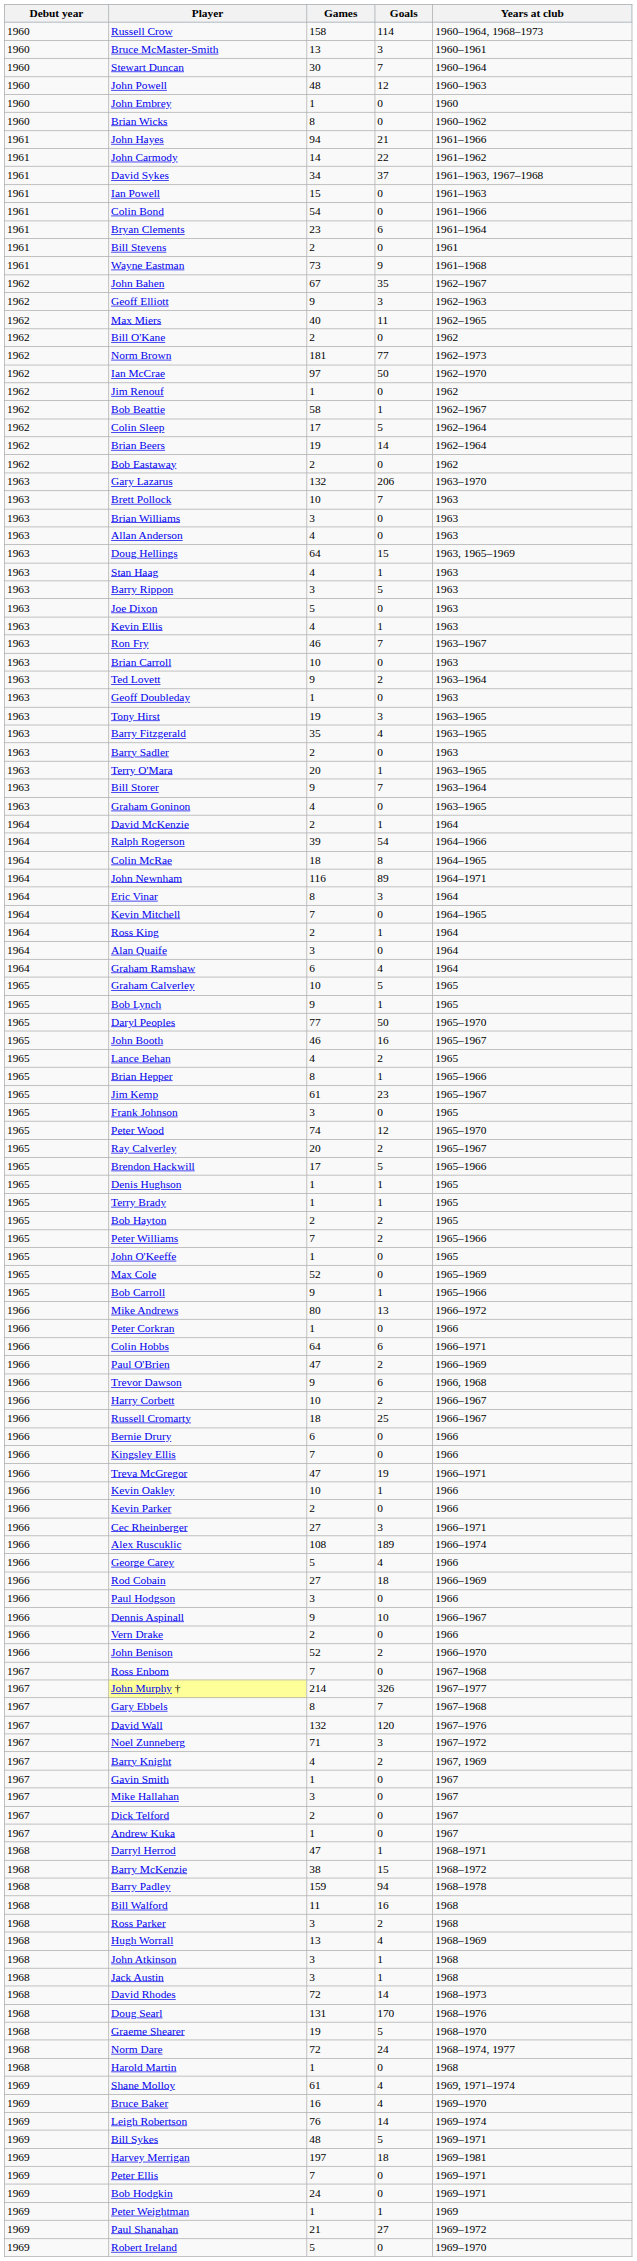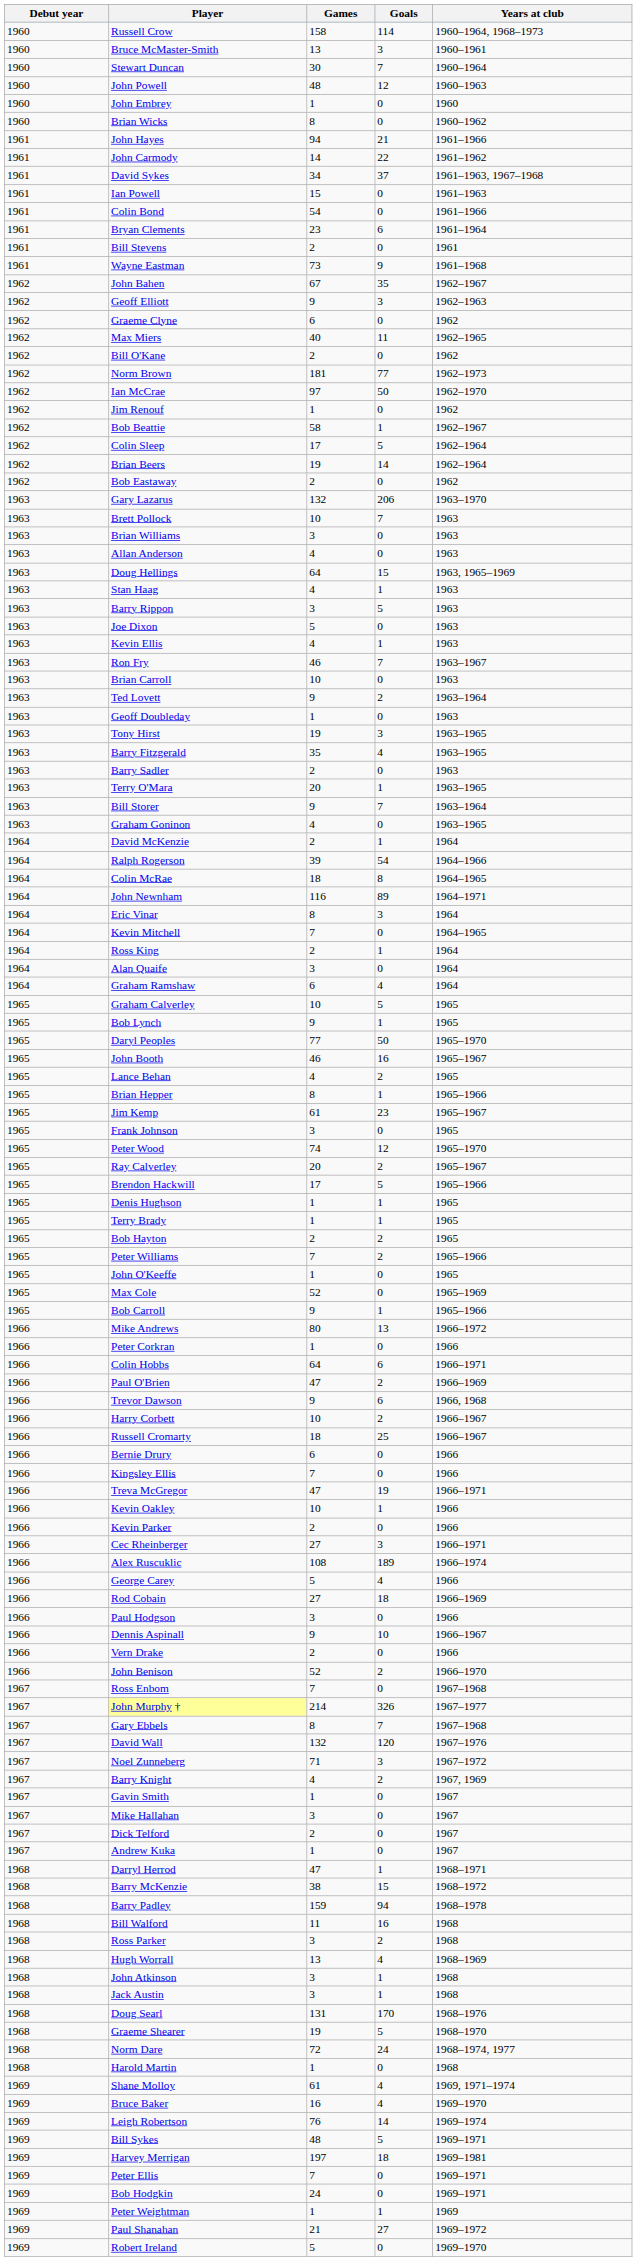+ row: (144, 319)
- row: (143, 1995)
